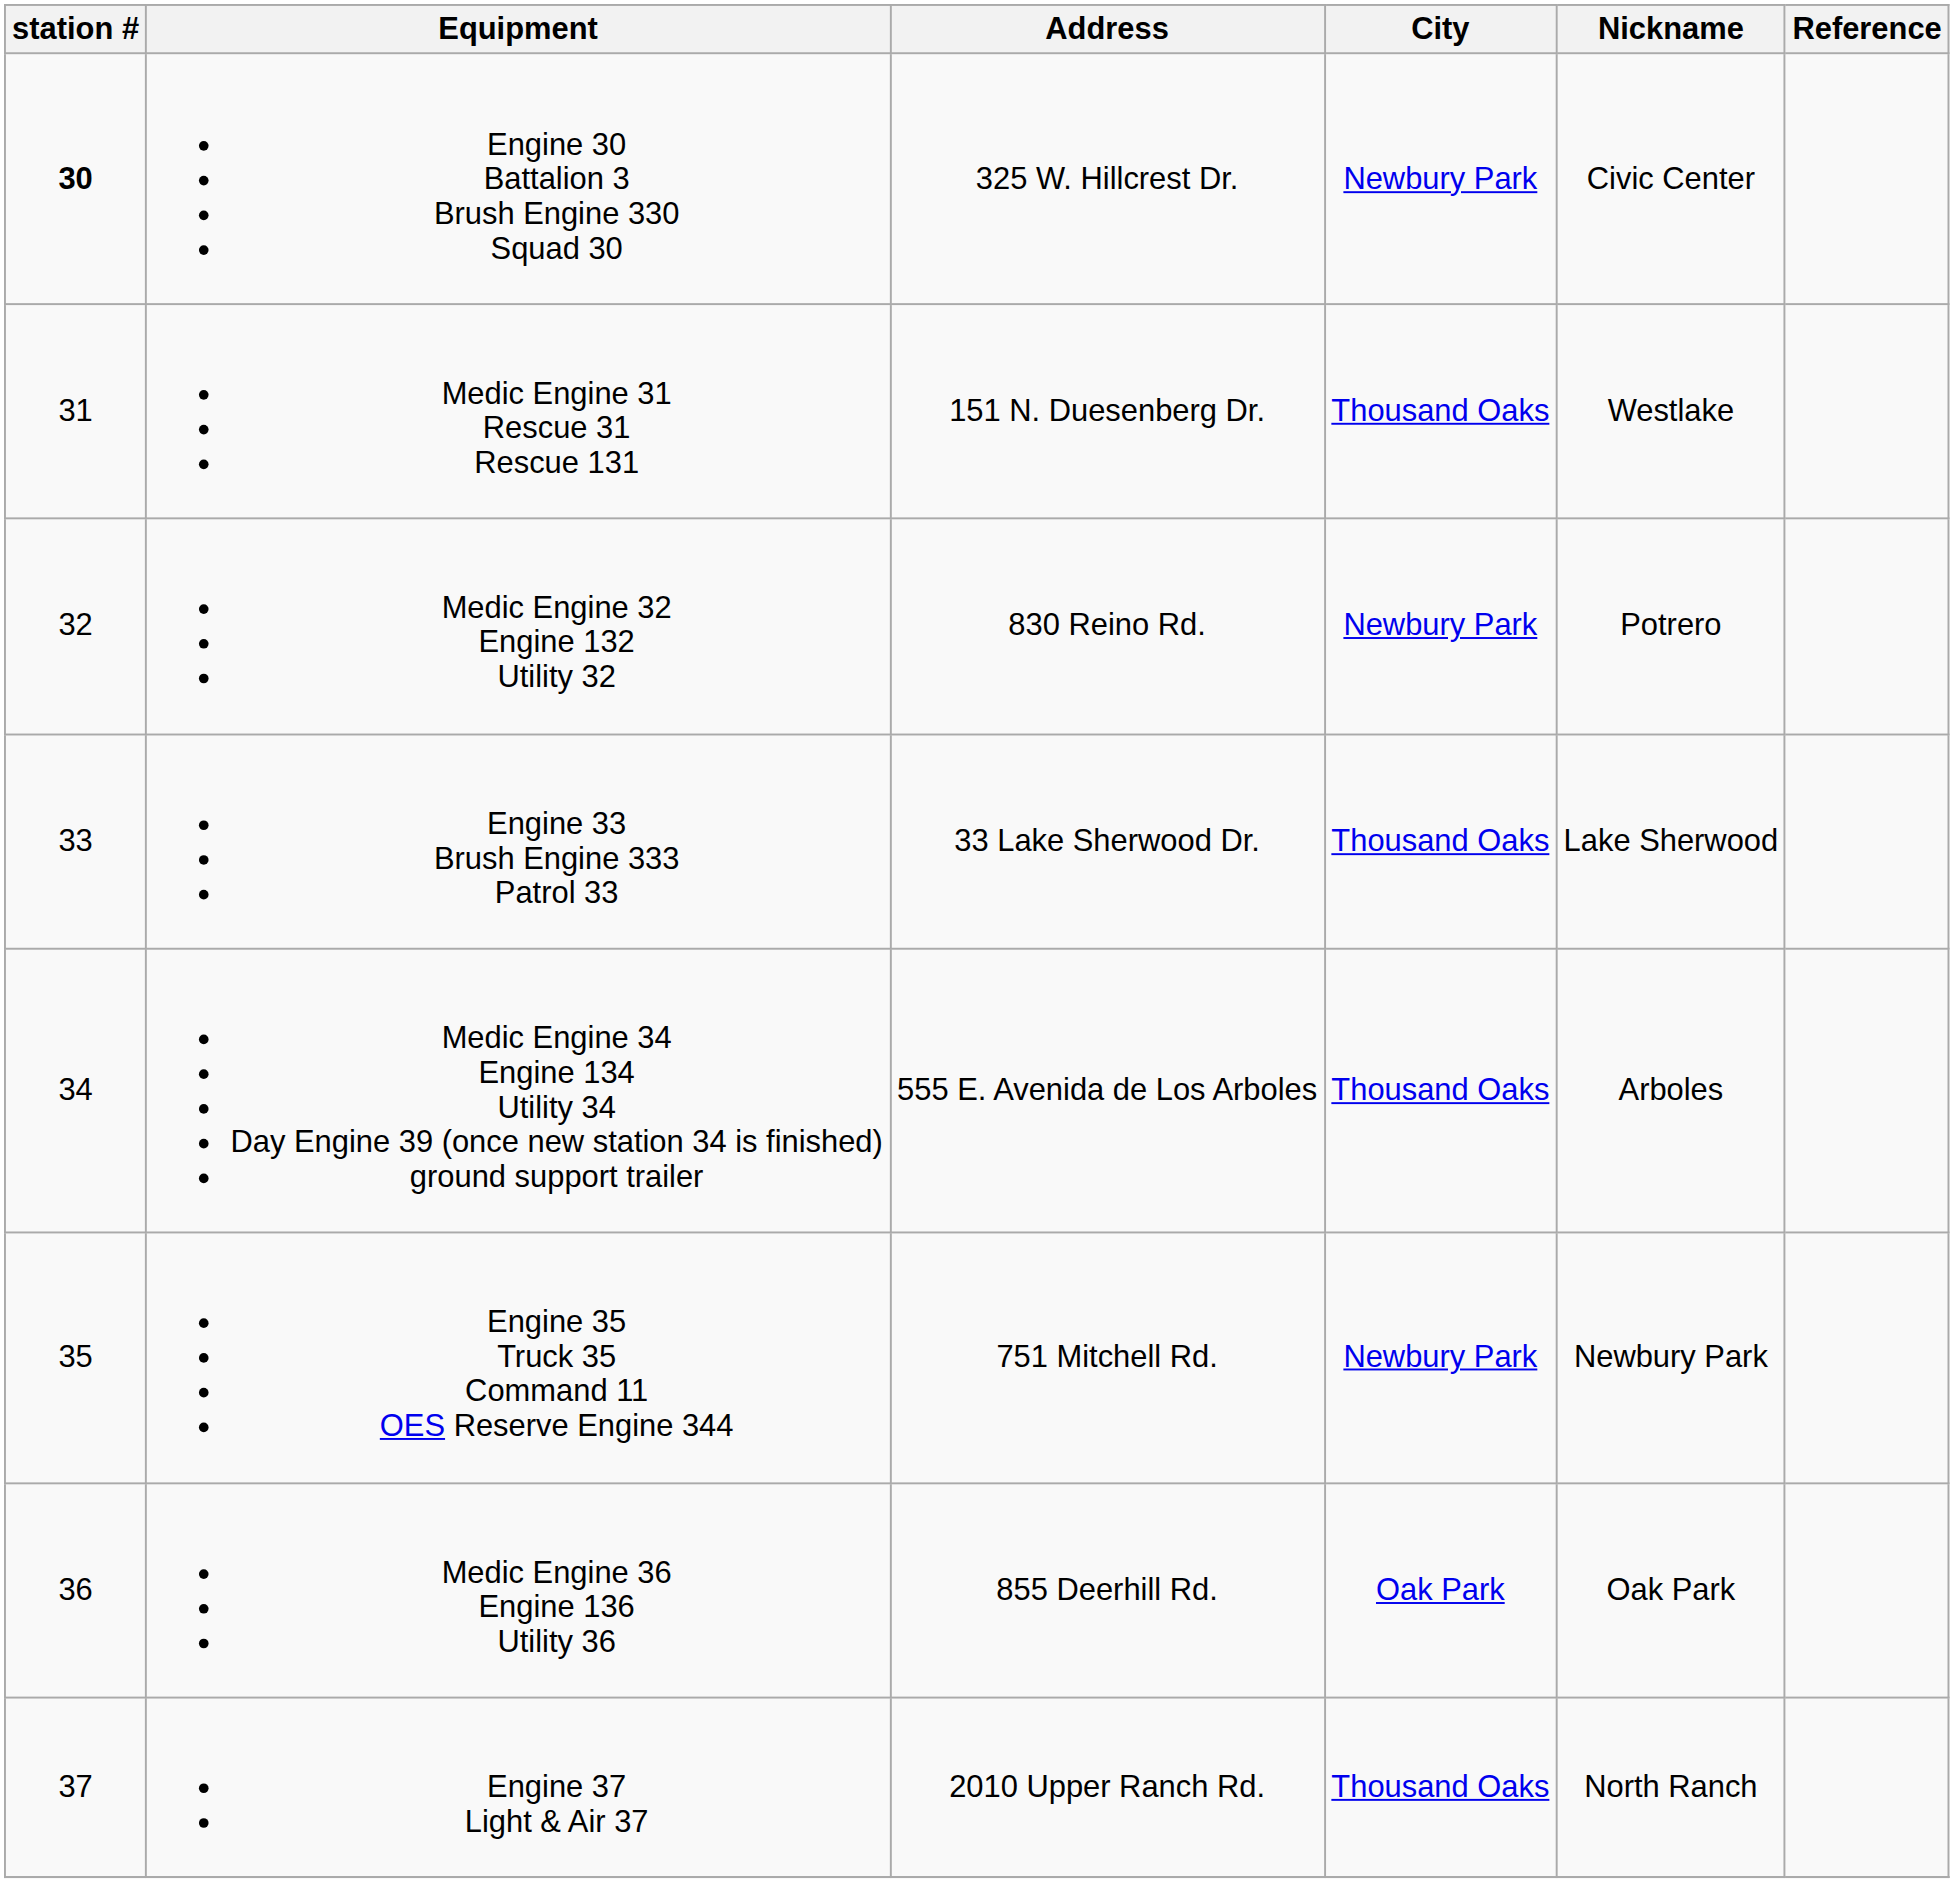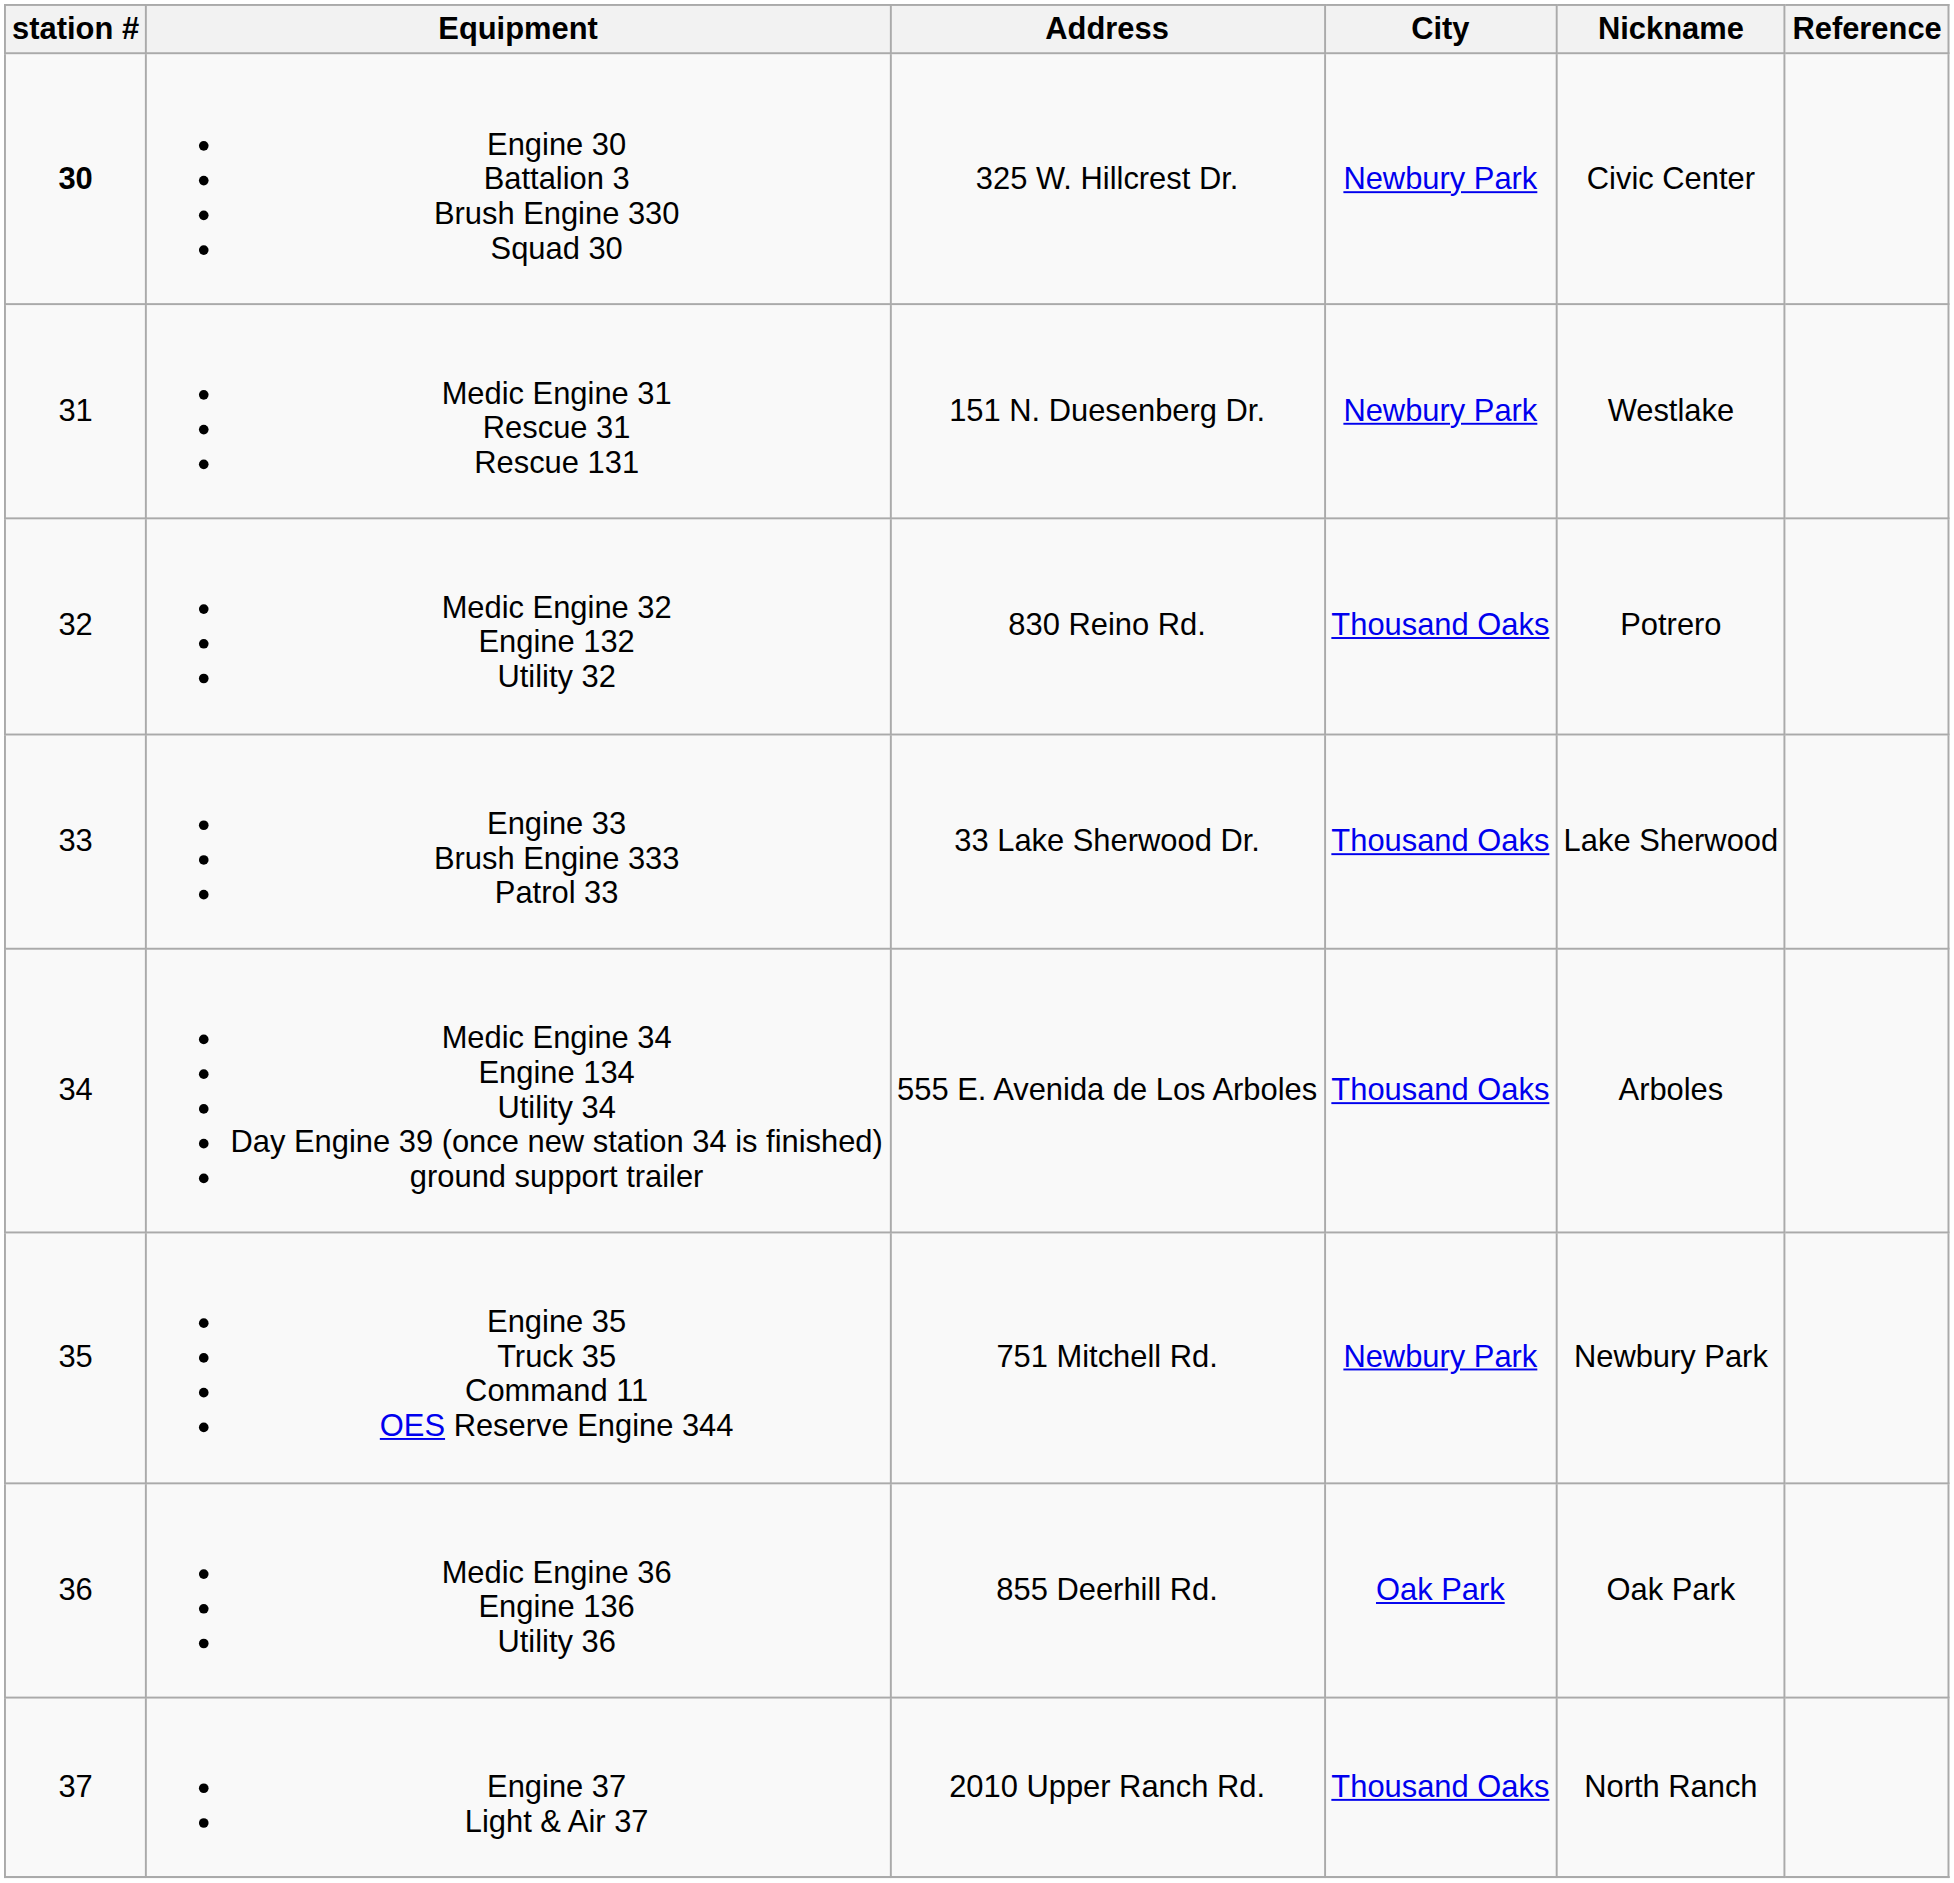(1440, 410) Thousand Oaks -> (1440, 410) Newbury Park
(1440, 625) Newbury Park -> (1440, 625) Thousand Oaks
